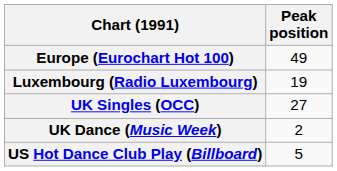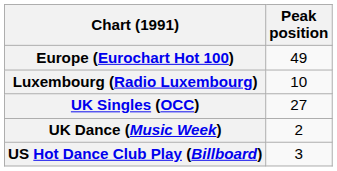(299, 81) 19 -> (299, 81) 10
(299, 154) 5 -> (299, 154) 3
